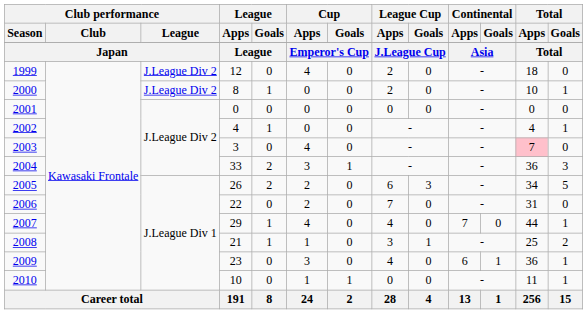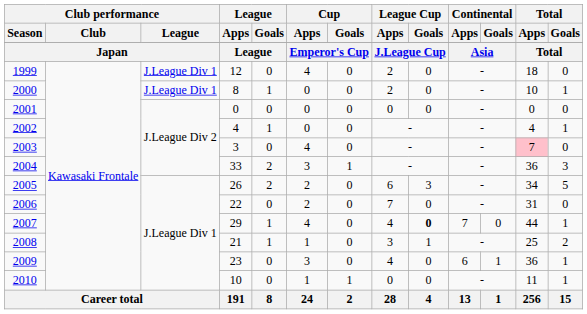(180, 71) J.League Div 2 -> (180, 71) J.League Div 1
(180, 90) J.League Div 2 -> (180, 90) J.League Div 1
(429, 223) normal -> (429, 223) bold
